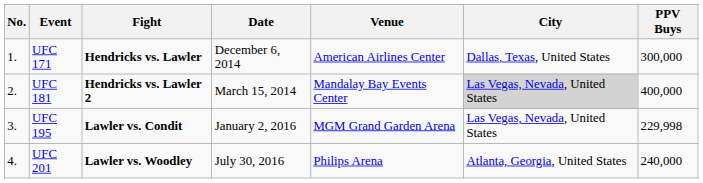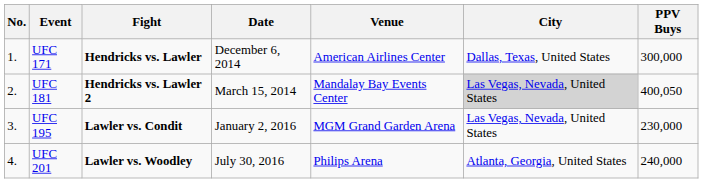(661, 91) 400,000 -> (661, 91) 400,050
(661, 125) 229,998 -> (661, 125) 230,000
